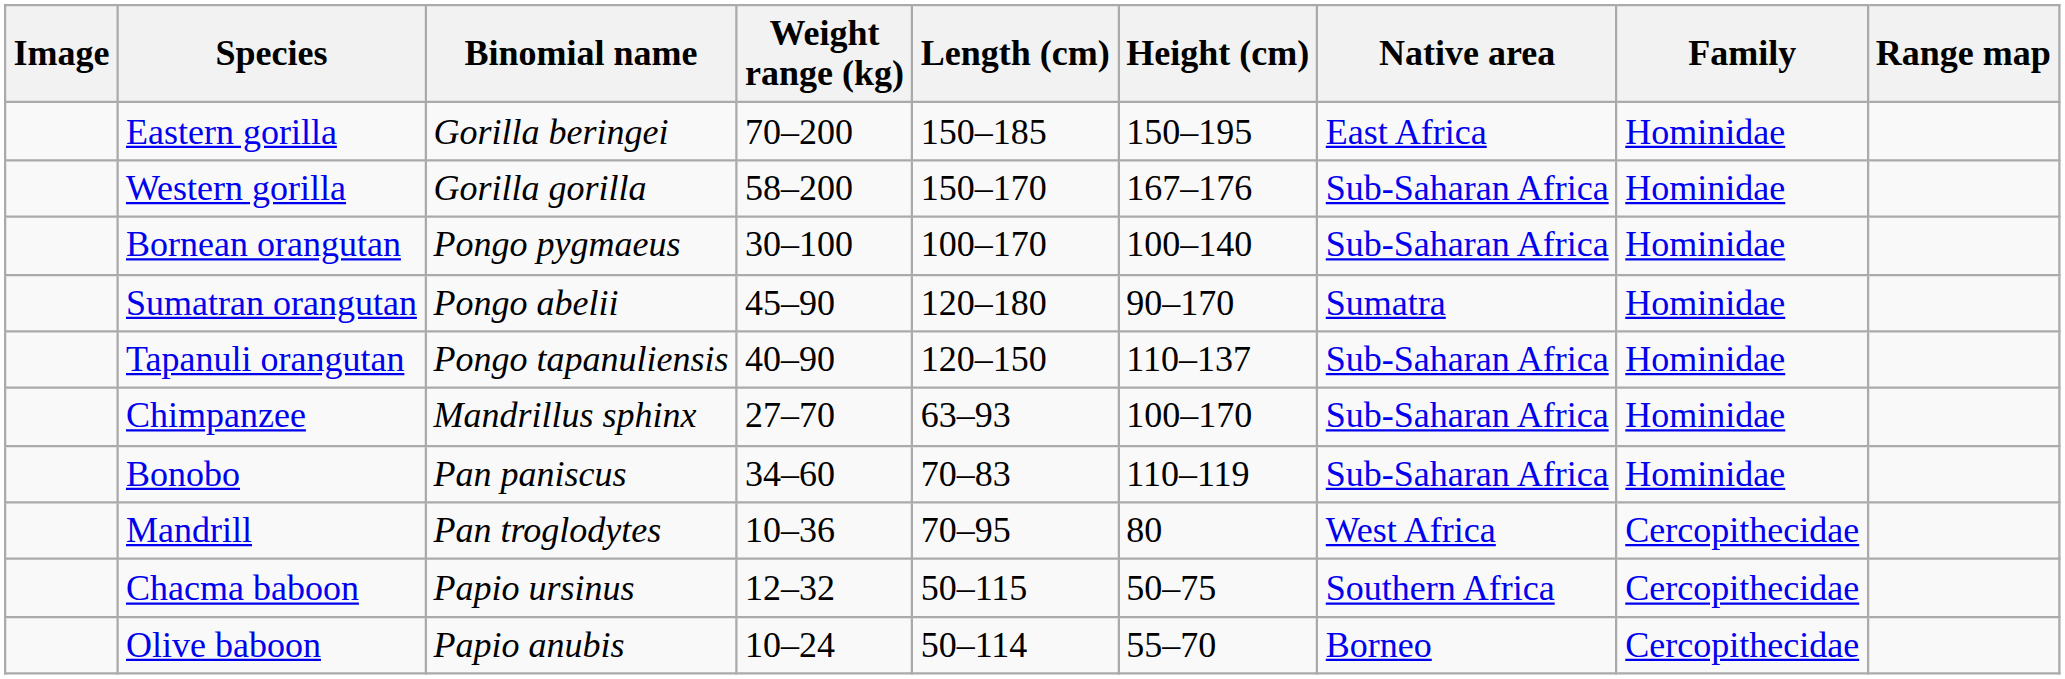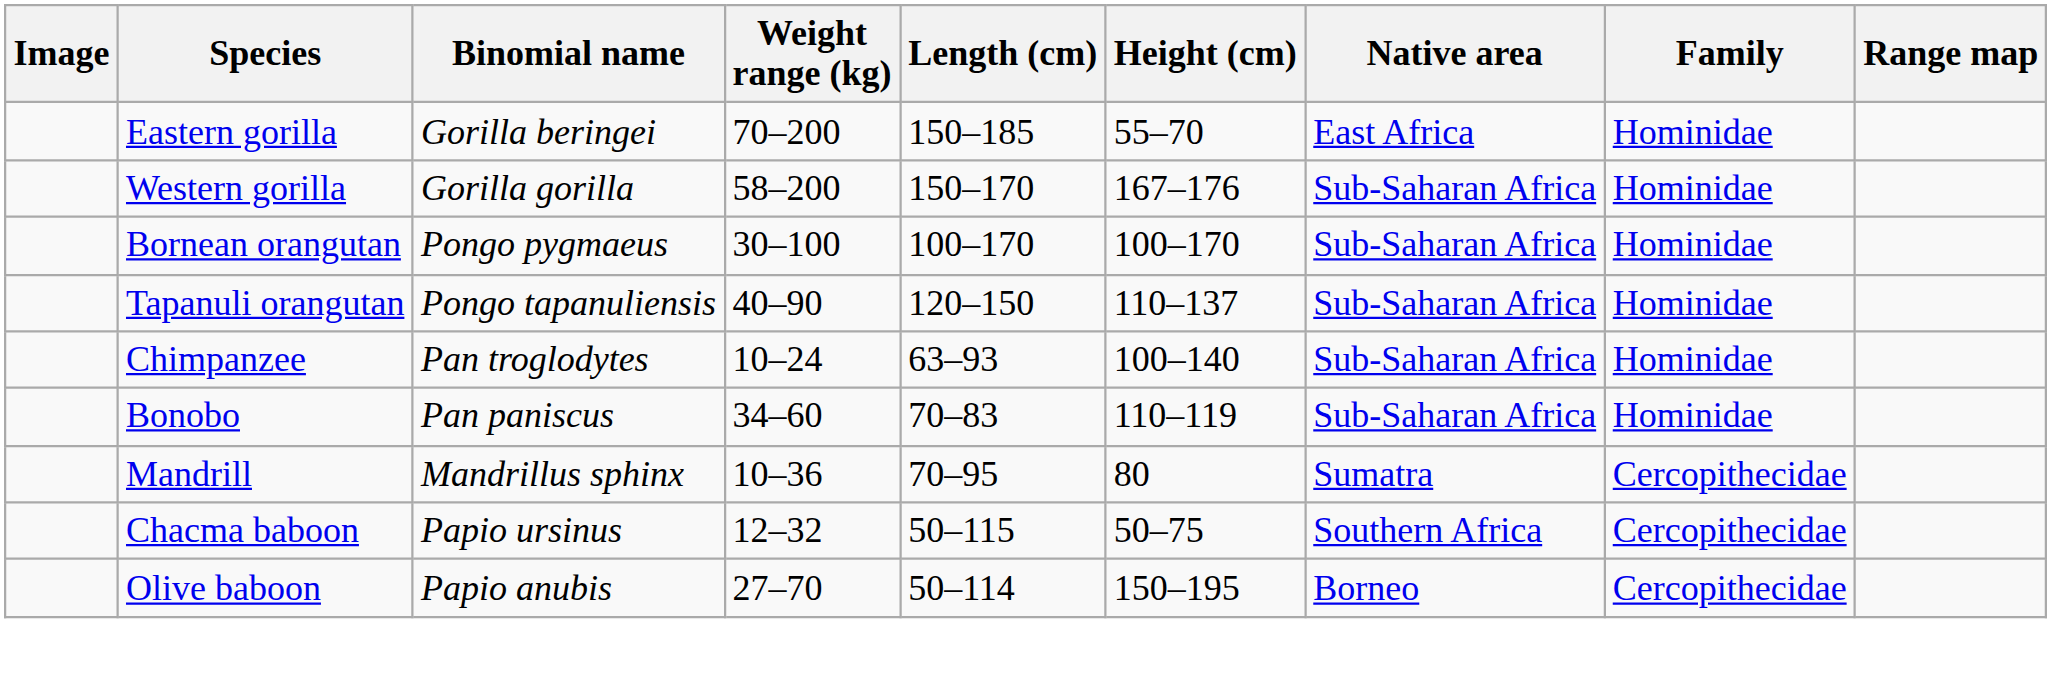(1189, 130) 150–195 -> (1159, 130) 55–70
(1189, 244) 100–140 -> (1177, 244) 100–170
- row: (271, 301)
(565, 416) Mandrillus sphinx -> (535, 359) Pan troglodytes
(790, 416) 27–70 -> (778, 359) 10–24
(1189, 416) 100–170 -> (1177, 359) 100–140
(547, 530) Pan troglodytes -> (552, 473) Mandrillus sphinx
(1411, 530) West Africa -> (1373, 473) Sumatra
(790, 644) 10–24 -> (778, 587) 27–70
(1171, 644) 55–70 -> (1177, 587) 150–195
